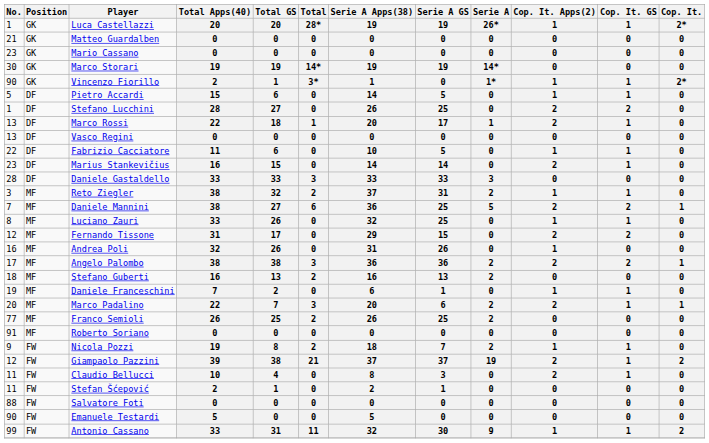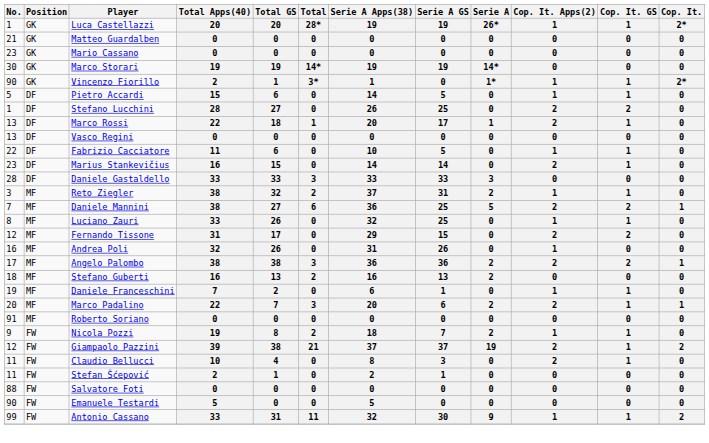- row: (108, 319)
